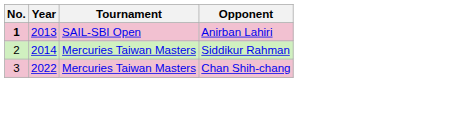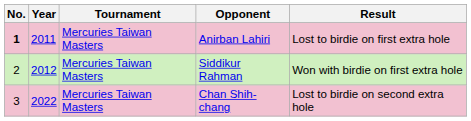+ column: (378, 14)
(44, 32) 2013 -> (43, 38) 2011
(102, 32) SAIL-SBI Open -> (107, 38) Mercuries Taiwan Masters
(44, 50) 2014 -> (44, 70) 2012
